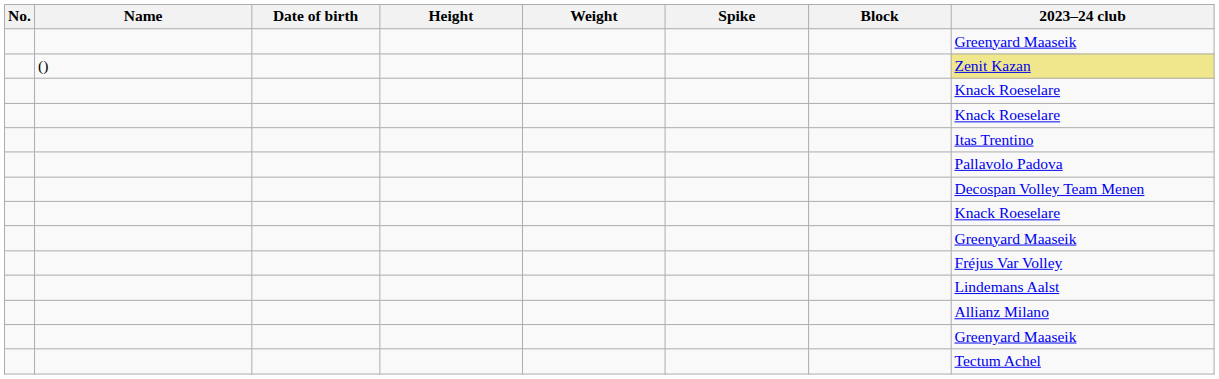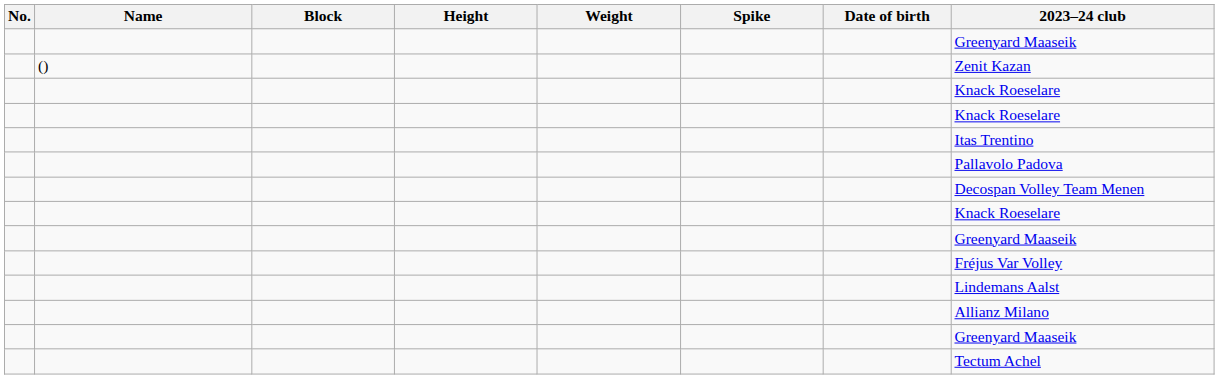columns swapped: (316, 16) <-> (880, 16)
(993, 66) khaki background -> (993, 66) no background
